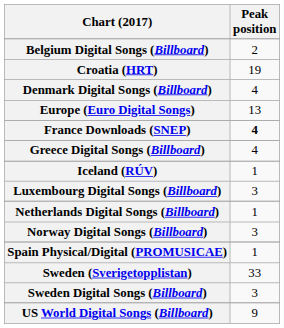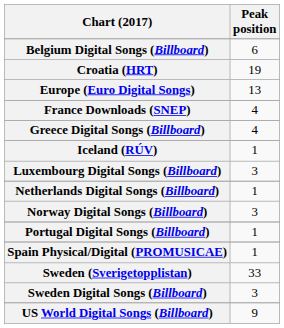(255, 49) 2 -> (255, 49) 6
- row: (117, 89)
(255, 130) bold -> (255, 110) normal
+ row: (117, 232)
